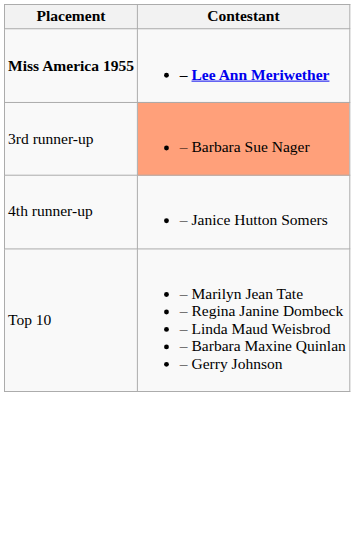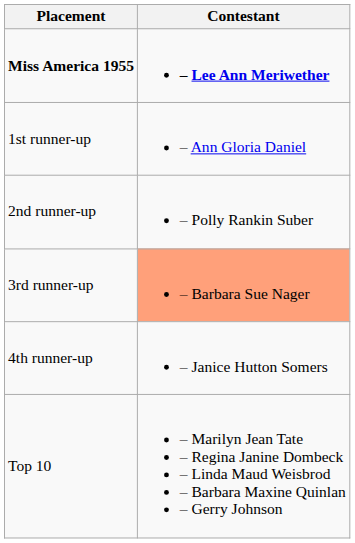+ row: (49, 138)
+ row: (52, 211)
